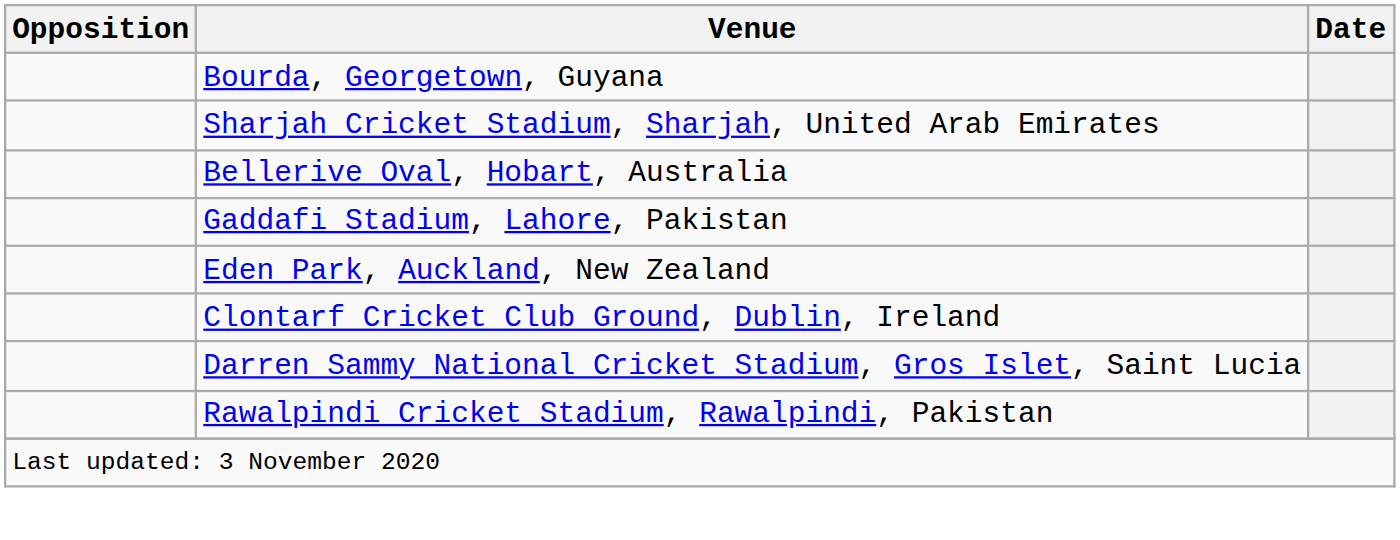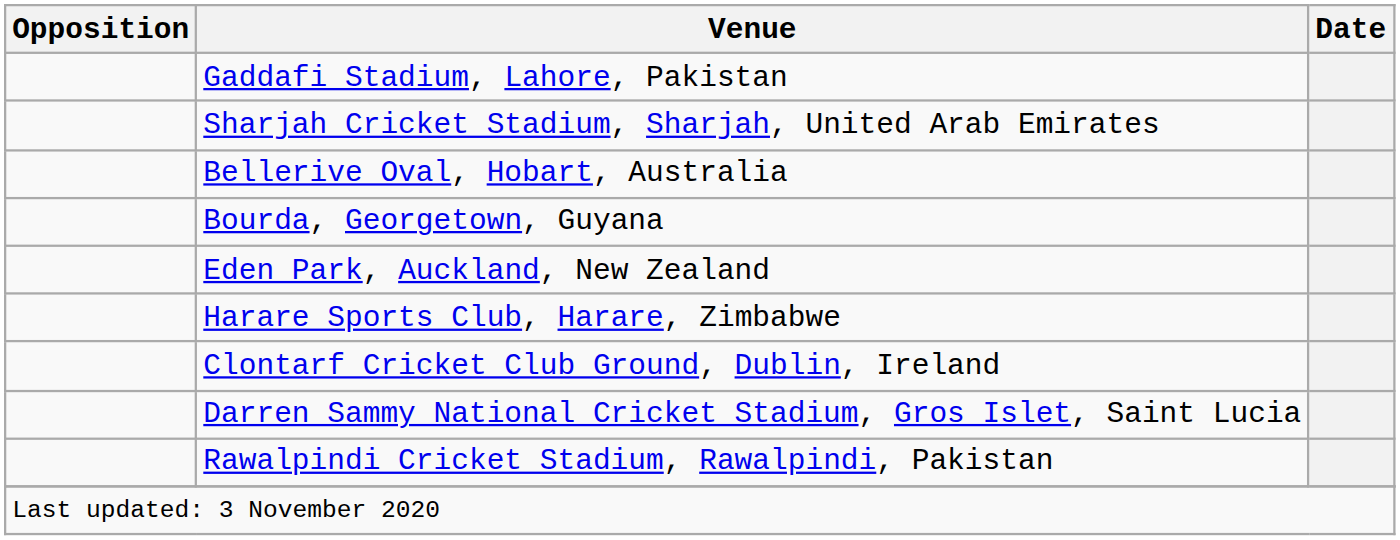rows swapped: (496, 222) <-> (434, 77)
+ row: (522, 318)
